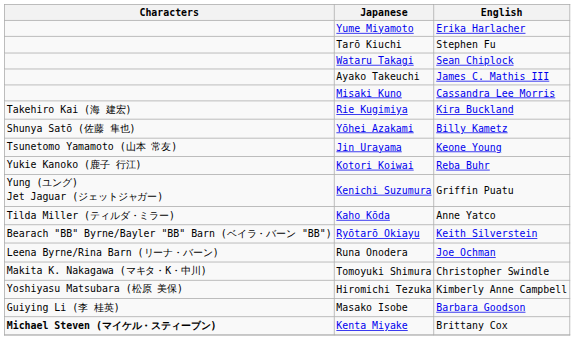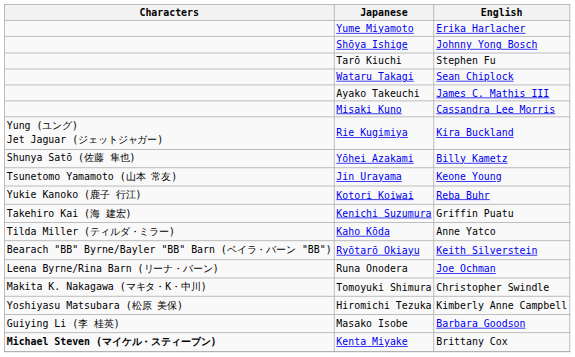+ row: (372, 45)
(69, 110) Takehiro Kai (海 建宏) -> (85, 133) Yung (ユング) Jet Jaguar (ジェットジャガー)
(85, 190) Yung (ユング) Jet Jaguar (ジェットジャガー) -> (69, 213) Takehiro Kai (海 建宏)
